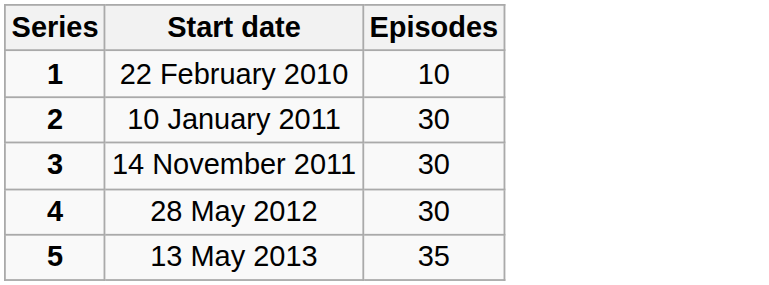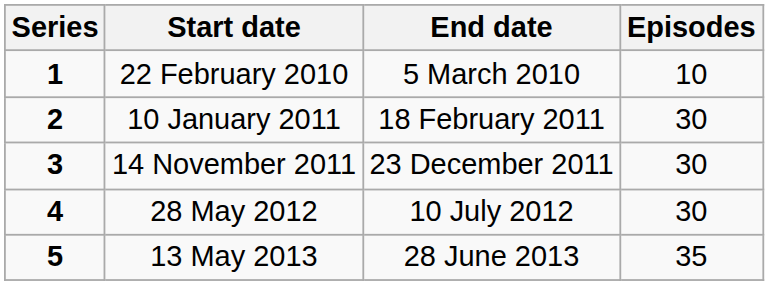+ column: (492, 27)
